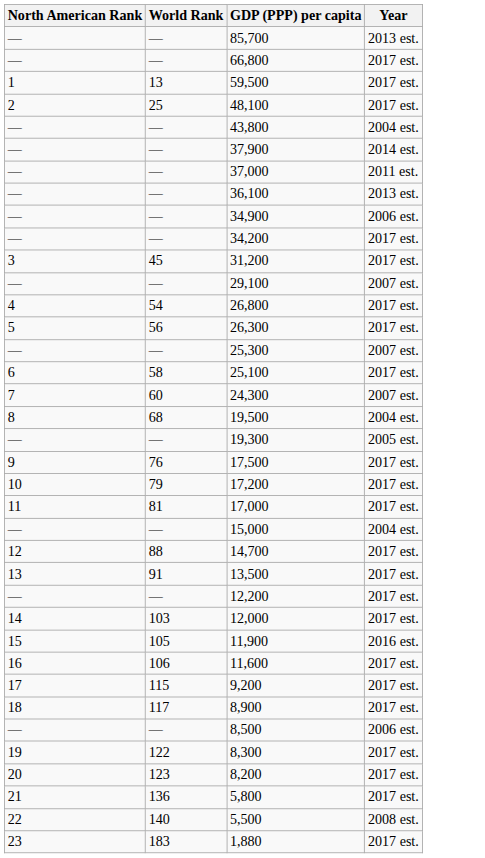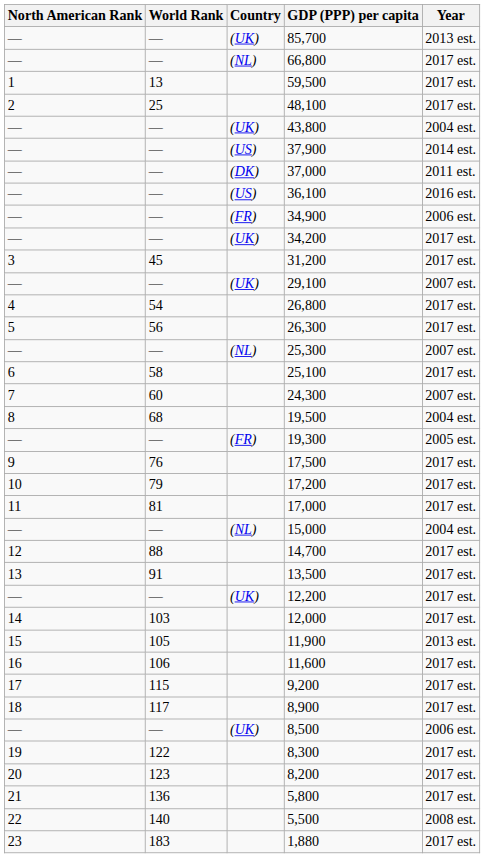+ column: (255, 15)
(393, 194) 2013 est. -> (451, 194) 2016 est.
(393, 640) 2016 est. -> (451, 640) 2013 est.
